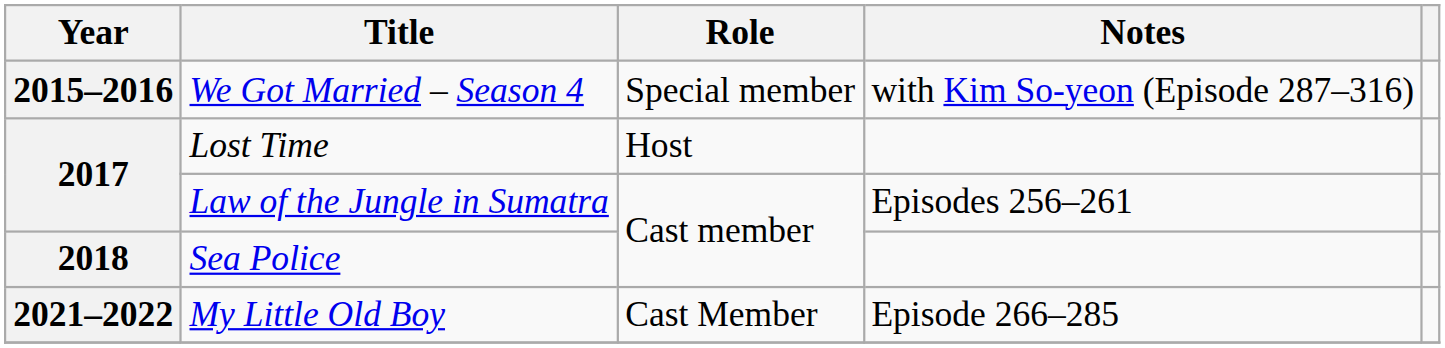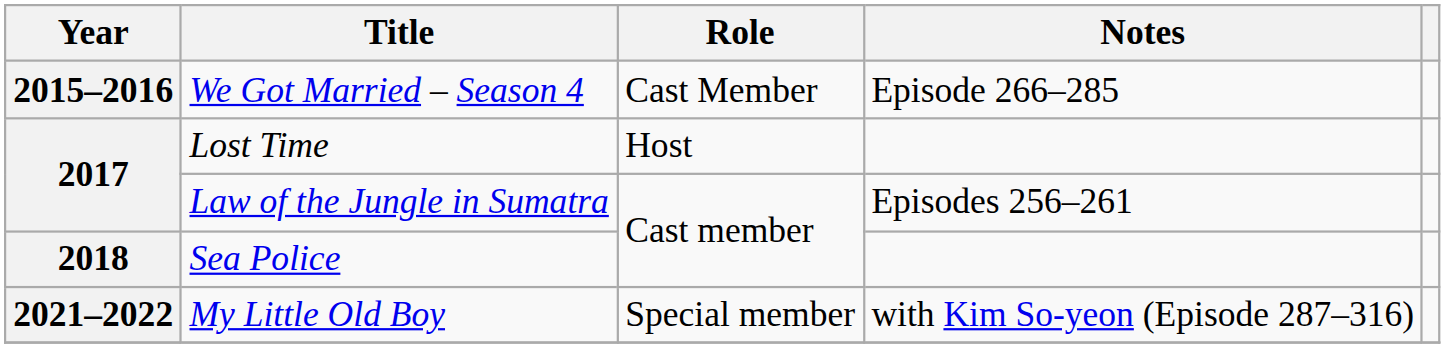(740, 88) Special member -> (721, 88) Cast Member
(1143, 88) with Kim So-yeon (Episode 287–316) -> (995, 88) Episode 266–285
(721, 314) Cast Member -> (740, 314) Special member
(995, 314) Episode 266–285 -> (1143, 314) with Kim So-yeon (Episode 287–316)
